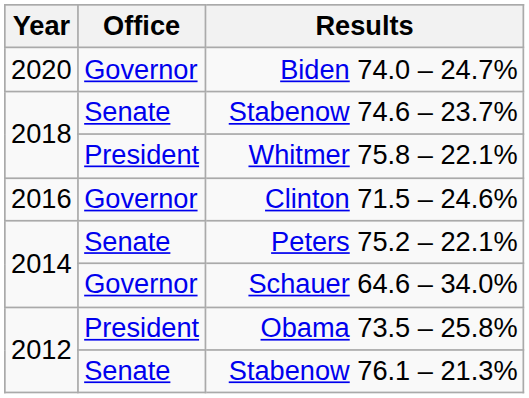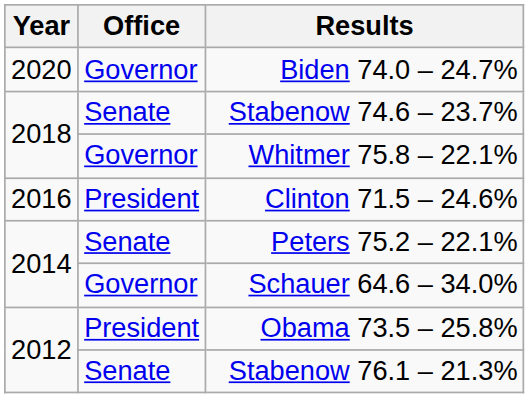(142, 155) President -> (141, 155) Governor
(141, 198) Governor -> (142, 198) President
